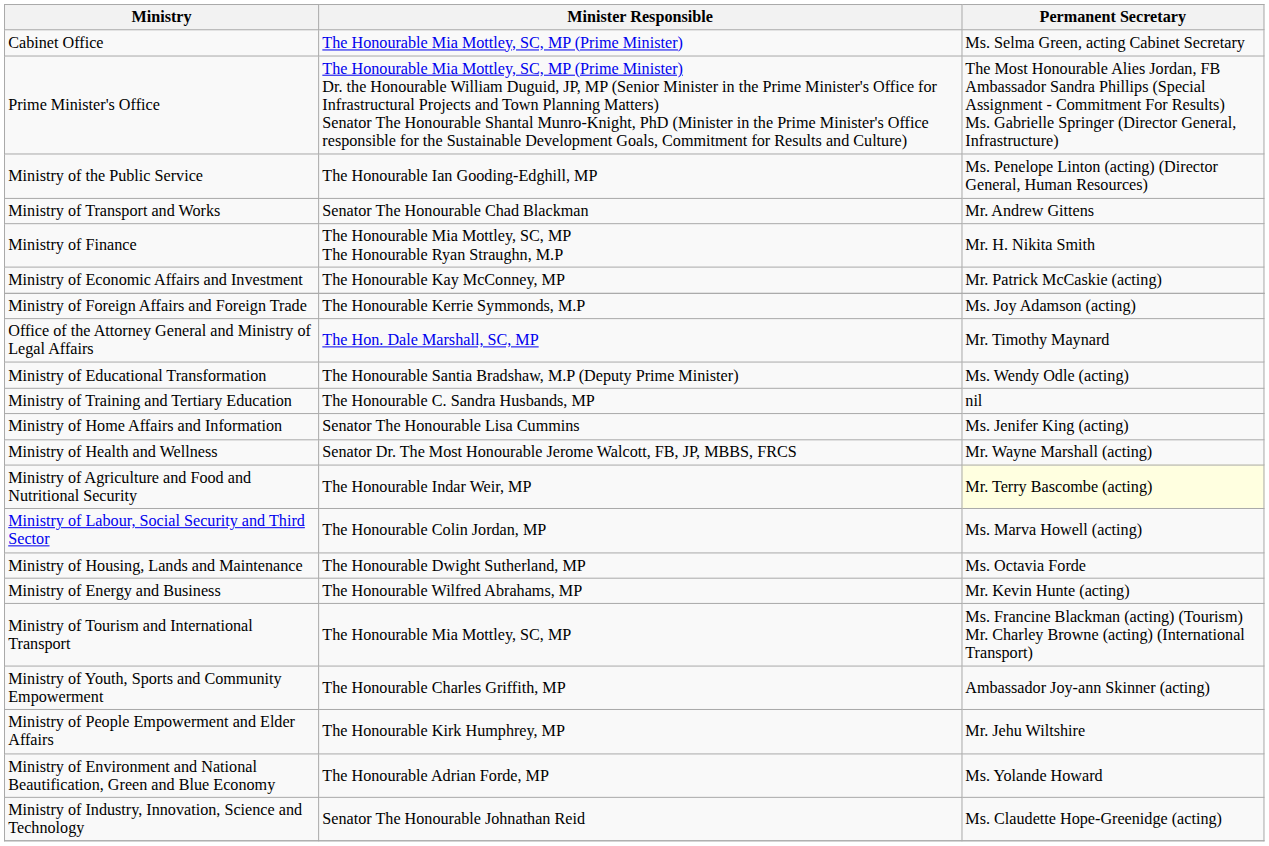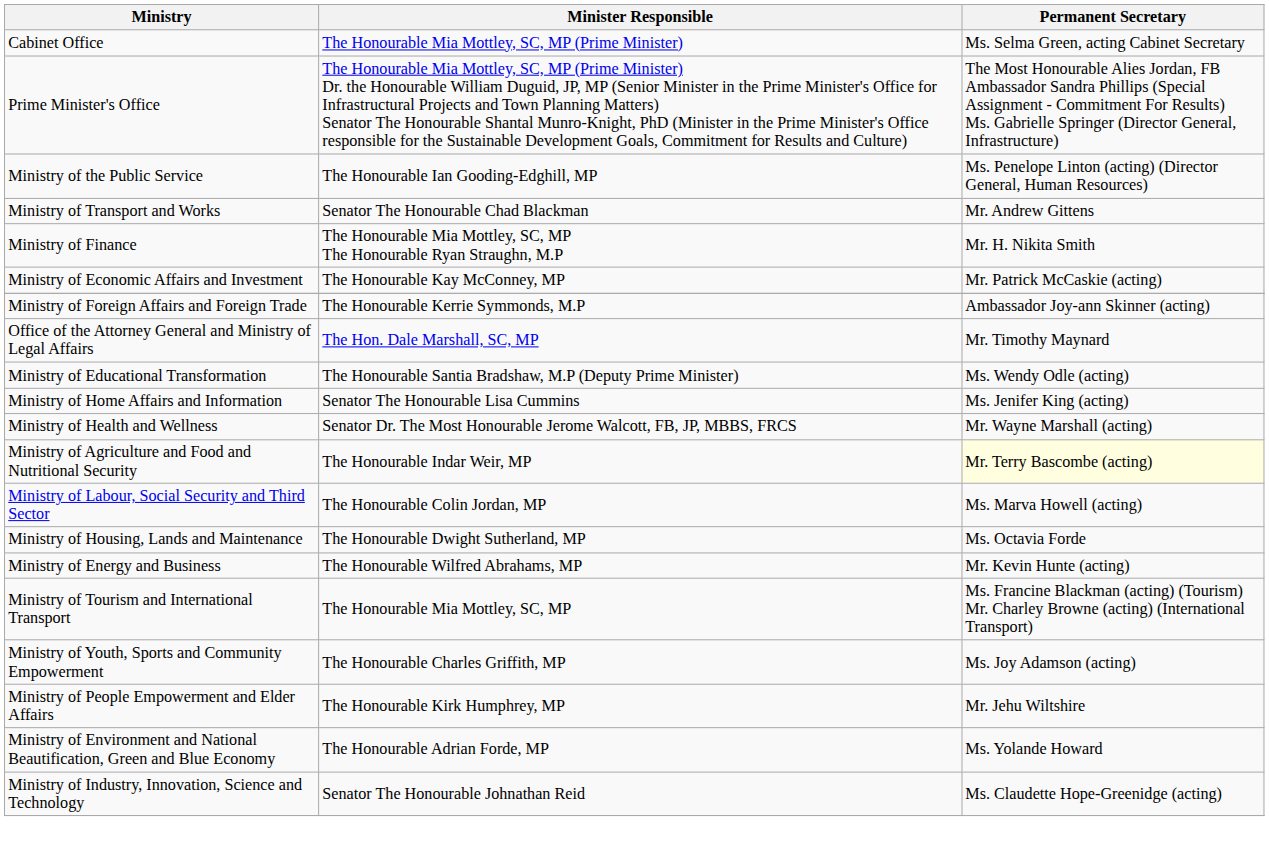(1051, 305) Ms. Joy Adamson (acting) -> (1088, 305) Ambassador Joy-ann Skinner (acting)
- row: (150, 400)
(1088, 687) Ambassador Joy-ann Skinner (acting) -> (1051, 662) Ms. Joy Adamson (acting)
